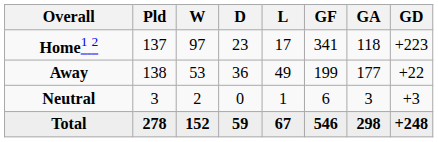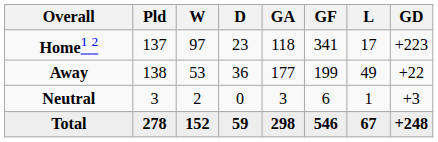columns swapped: (283, 17) <-> (369, 17)
